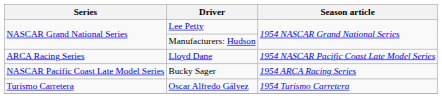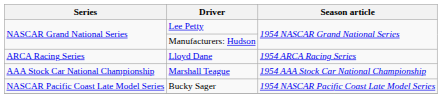(348, 56) 1954 NASCAR Pacific Coast Late Model Series -> (308, 56) 1954 ARCA Racing Series
+ row: (199, 71)
(308, 71) 1954 ARCA Racing Series -> (348, 86) 1954 NASCAR Pacific Coast Late Model Series
- row: (209, 86)
